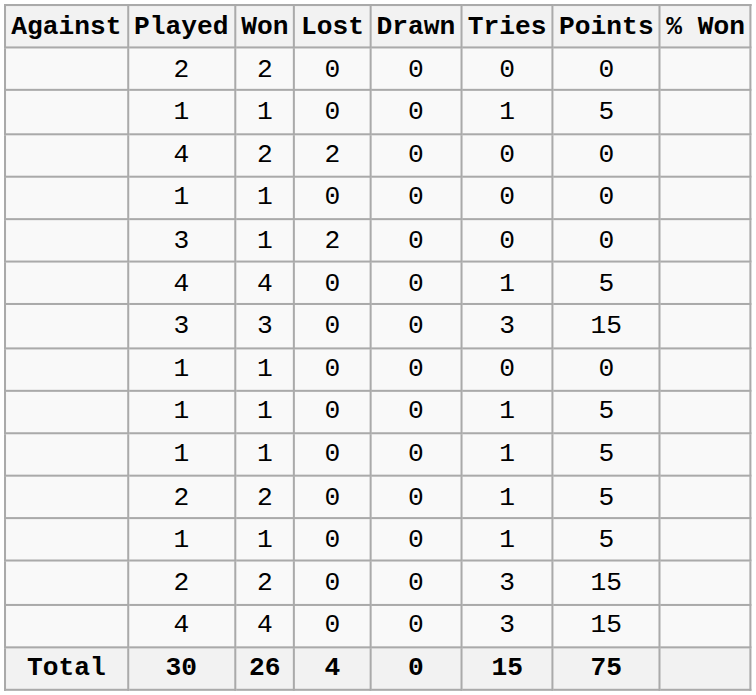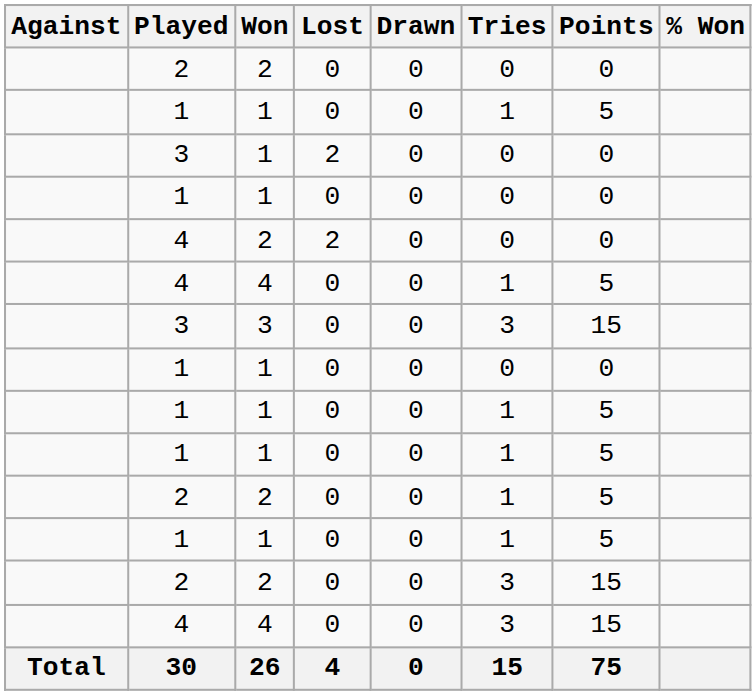rows swapped: (181, 155) <-> (181, 240)
